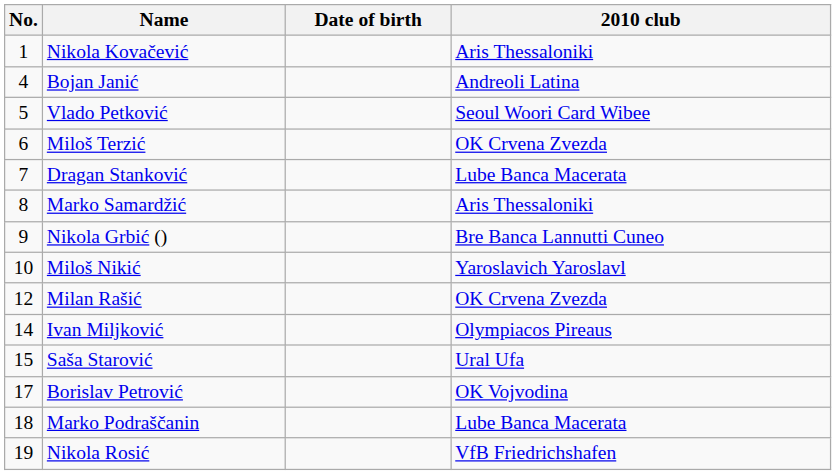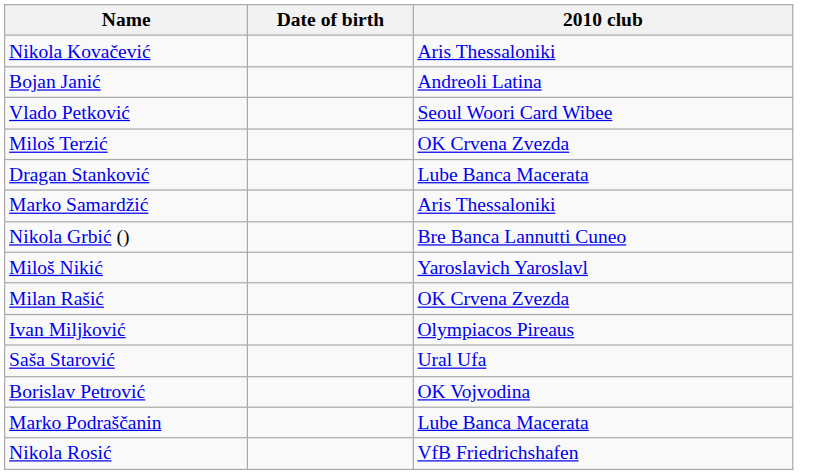- column: (23, 19)
